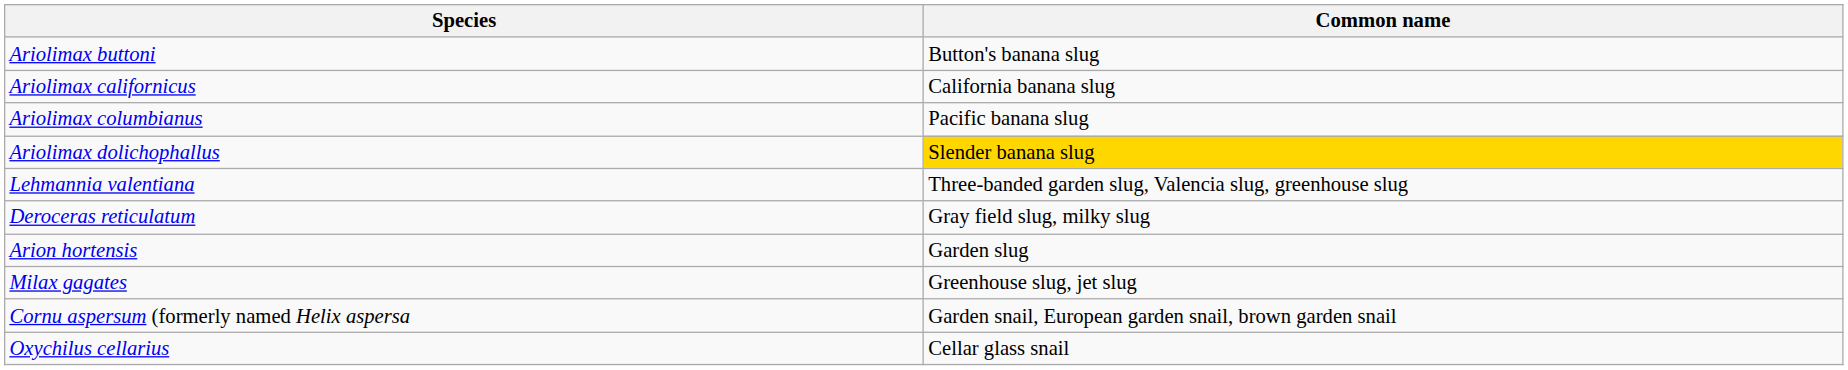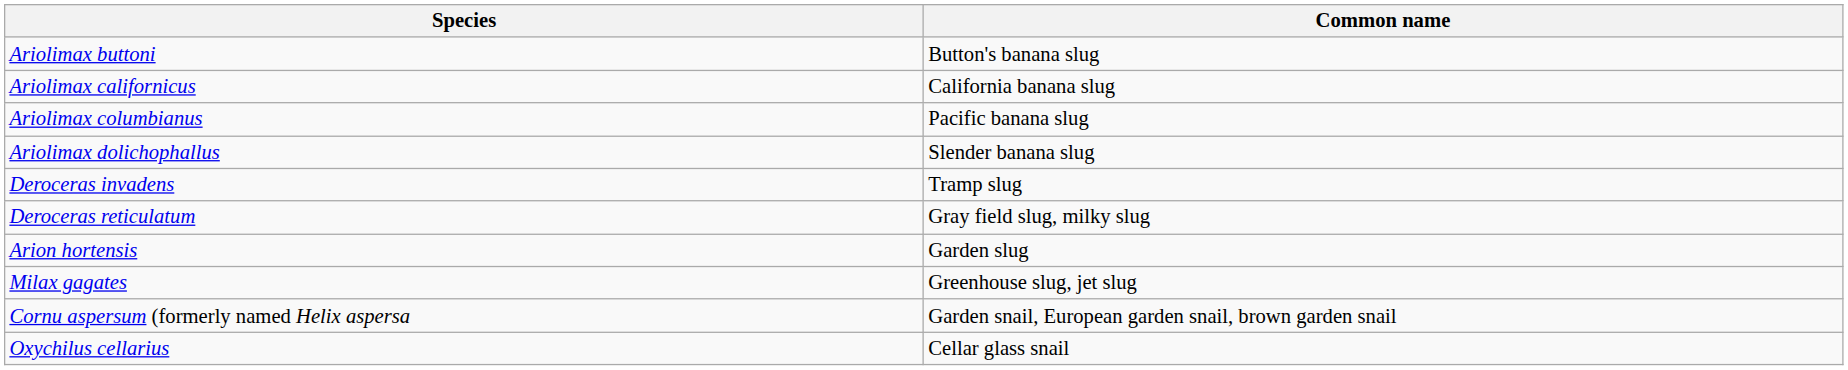(1011, 151) gold background -> (1011, 151) no background
- row: (102, 184)
+ row: (92, 184)
